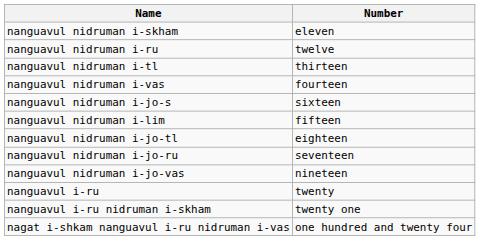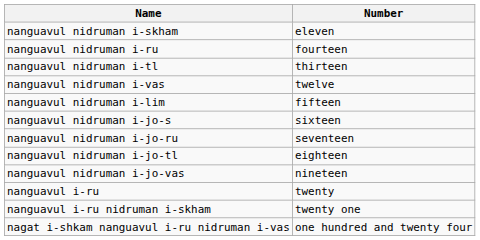(315, 49) twelve -> (321, 49) fourteen
(321, 85) fourteen -> (315, 85) twelve
rows swapped: (86, 120) <-> (89, 102)
rows swapped: (92, 156) <-> (92, 138)
